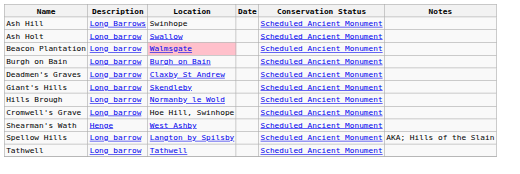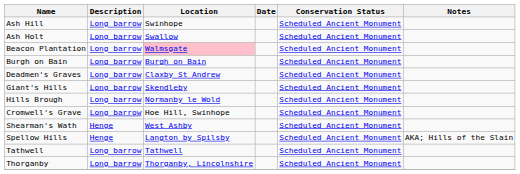(118, 23) Long Barrows -> (116, 23) Long barrow
(116, 138) Long barrow -> (101, 138) Henge
+ row: (27, 163)
